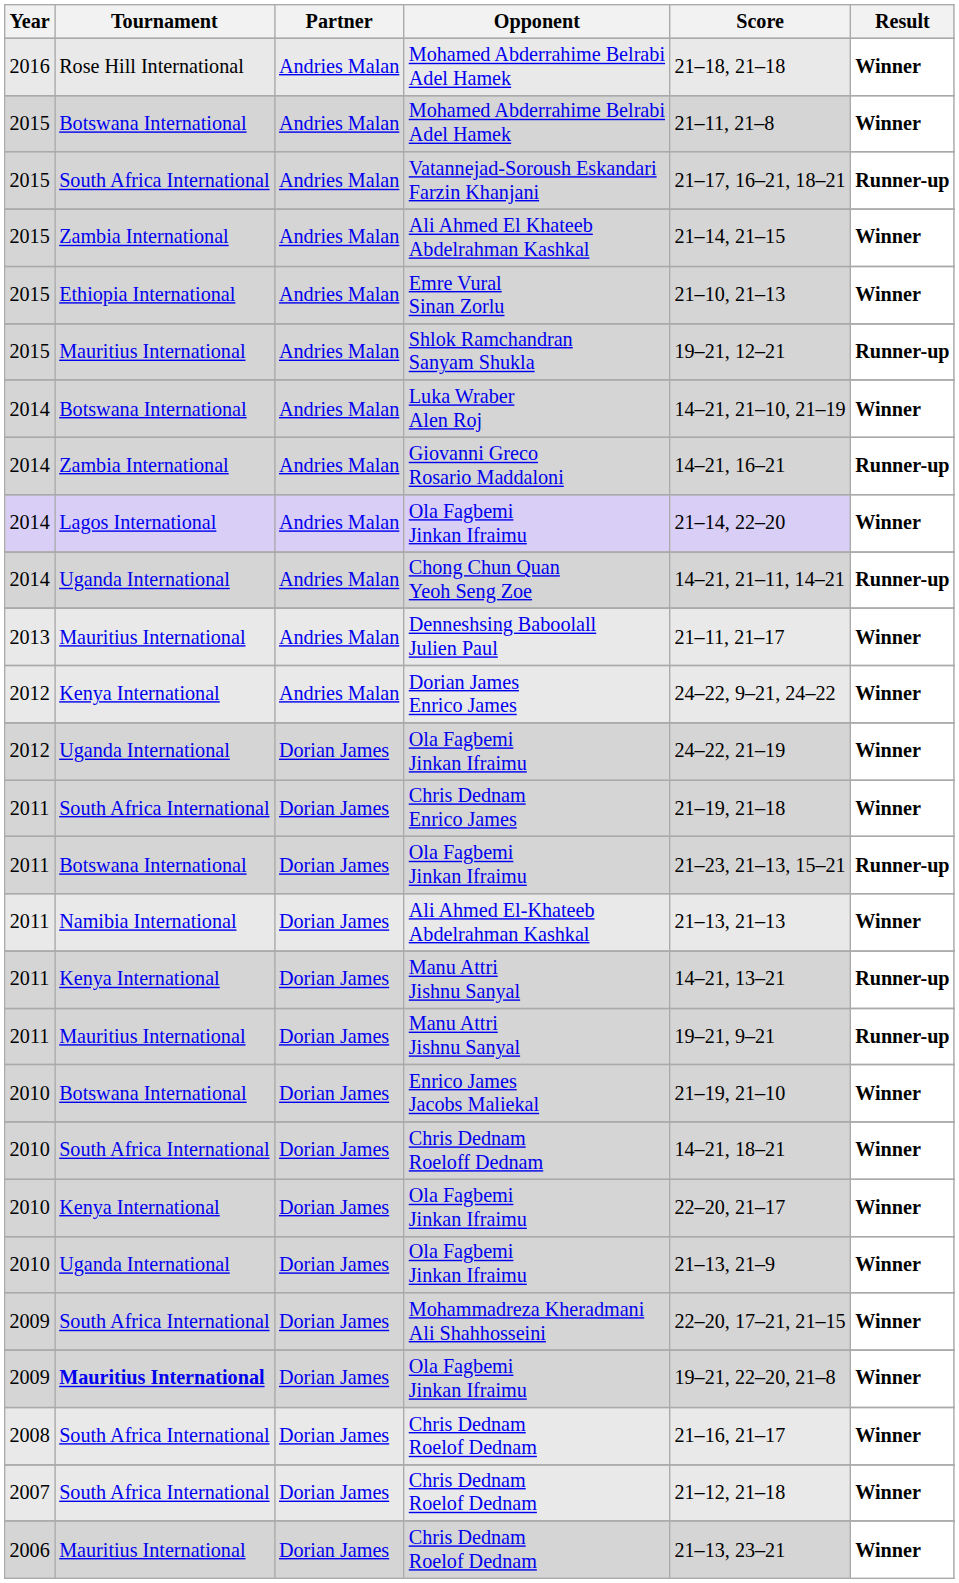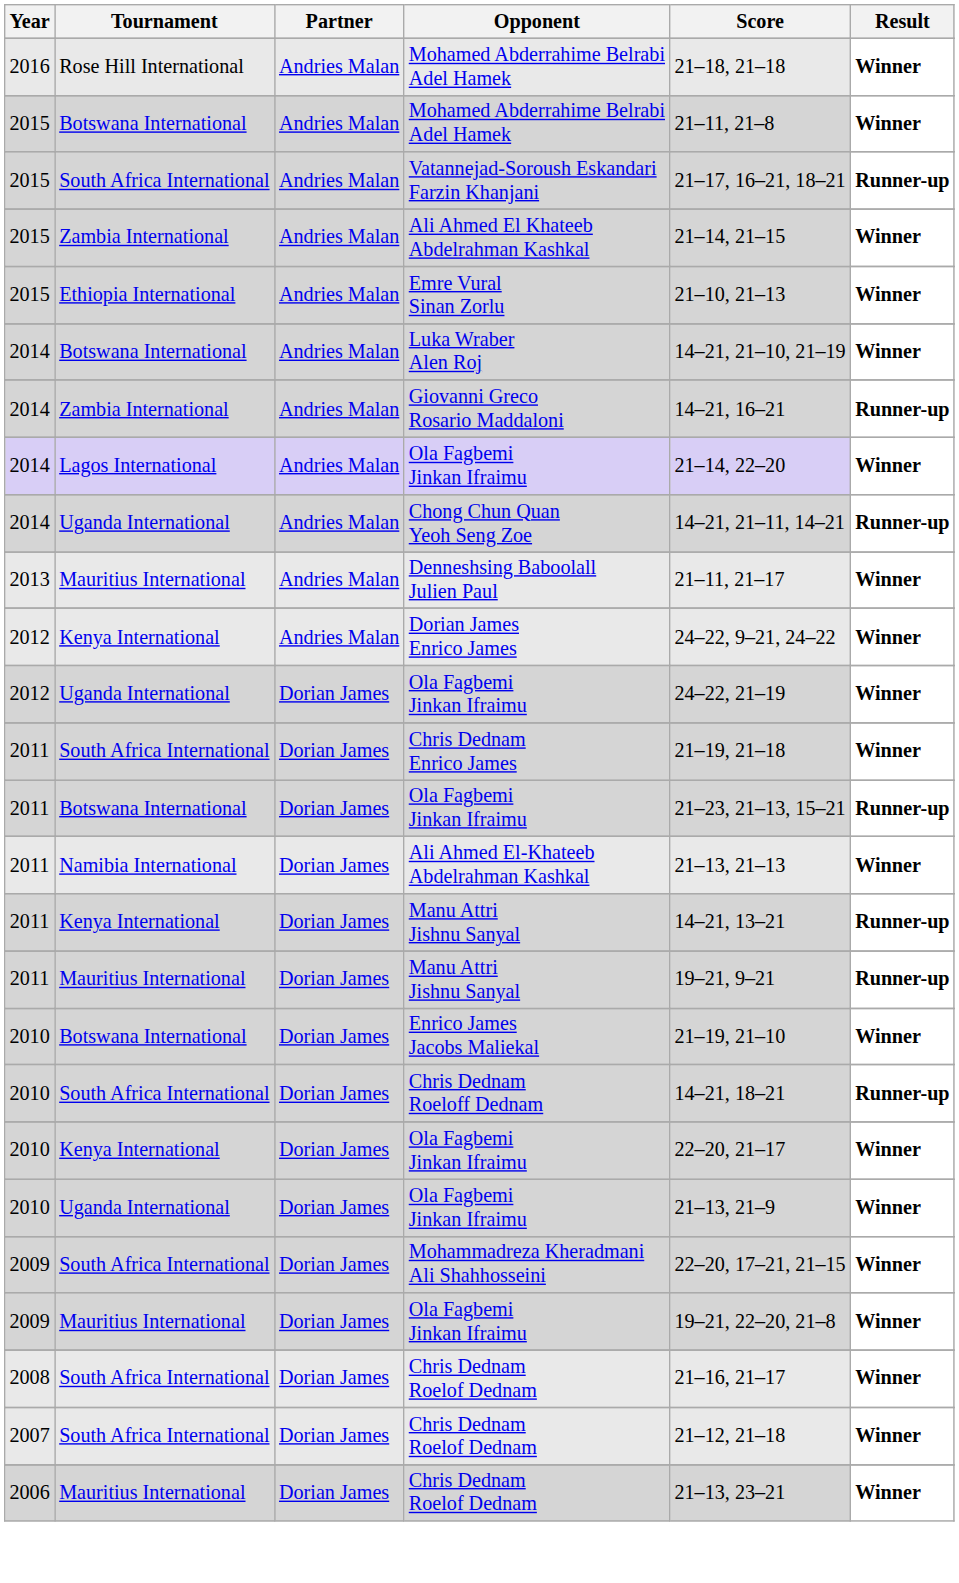- row: (30, 351)
(888, 1150) Winner -> (902, 1093) Runner-up
(162, 1378) bold -> (152, 1321) normal
